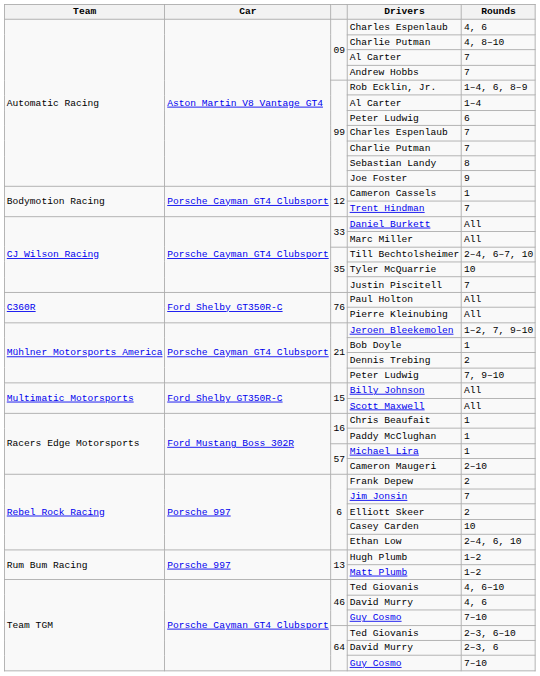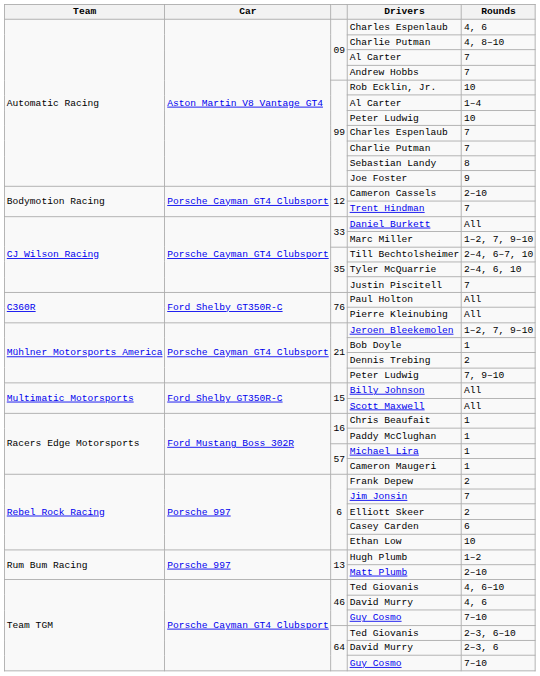(496, 88) 1–4, 6, 8–9 -> (470, 88) 10
(467, 118) 6 -> (470, 118) 10
(467, 194) 1 -> (475, 194) 2–10
(473, 239) All -> (499, 239) 1–2, 7, 9–10
(470, 269) 10 -> (493, 269) 2–4, 6, 10
(475, 466) 2–10 -> (467, 466) 1
(470, 527) 10 -> (467, 527) 6
(493, 542) 2–4, 6, 10 -> (470, 542) 10
(473, 572) 1–2 -> (475, 572) 2–10
